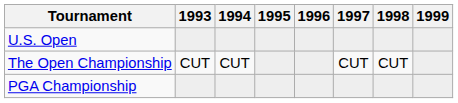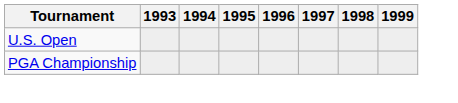- row: (90, 63)
